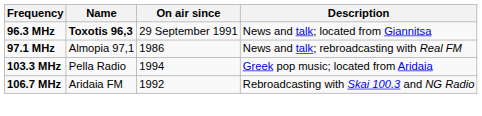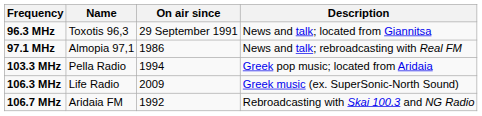(101, 31) bold -> (99, 31) normal
+ row: (34, 84)
